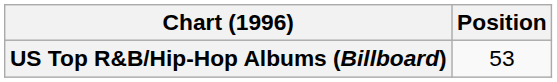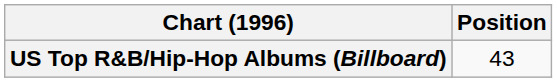(502, 58) 53 -> (502, 58) 43
